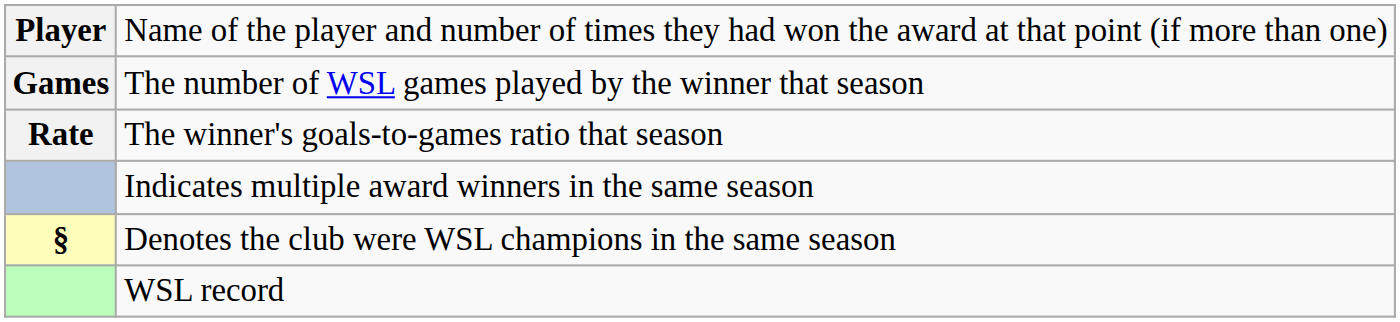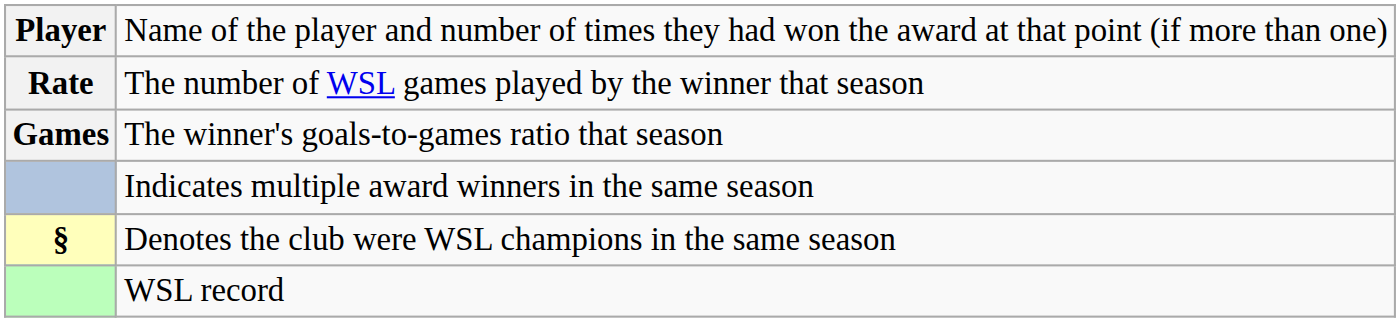(61, 82) Games -> (61, 82) Rate
(61, 134) Rate -> (61, 134) Games
